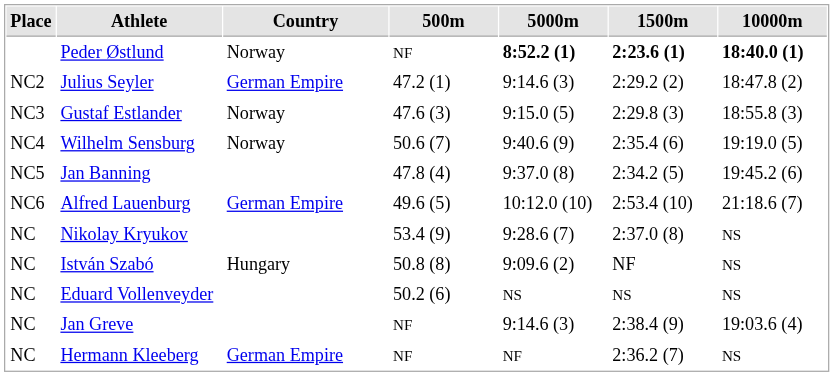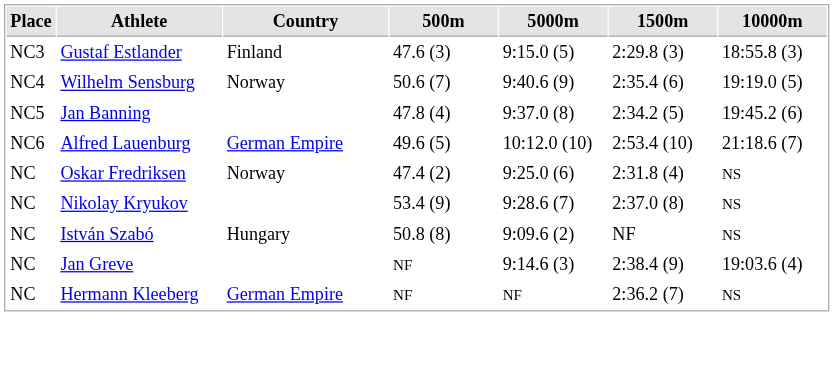- row: (112, 52)
- row: (107, 82)
(256, 112) Norway -> (254, 52) Finland
+ row: (123, 173)
- row: (137, 294)
